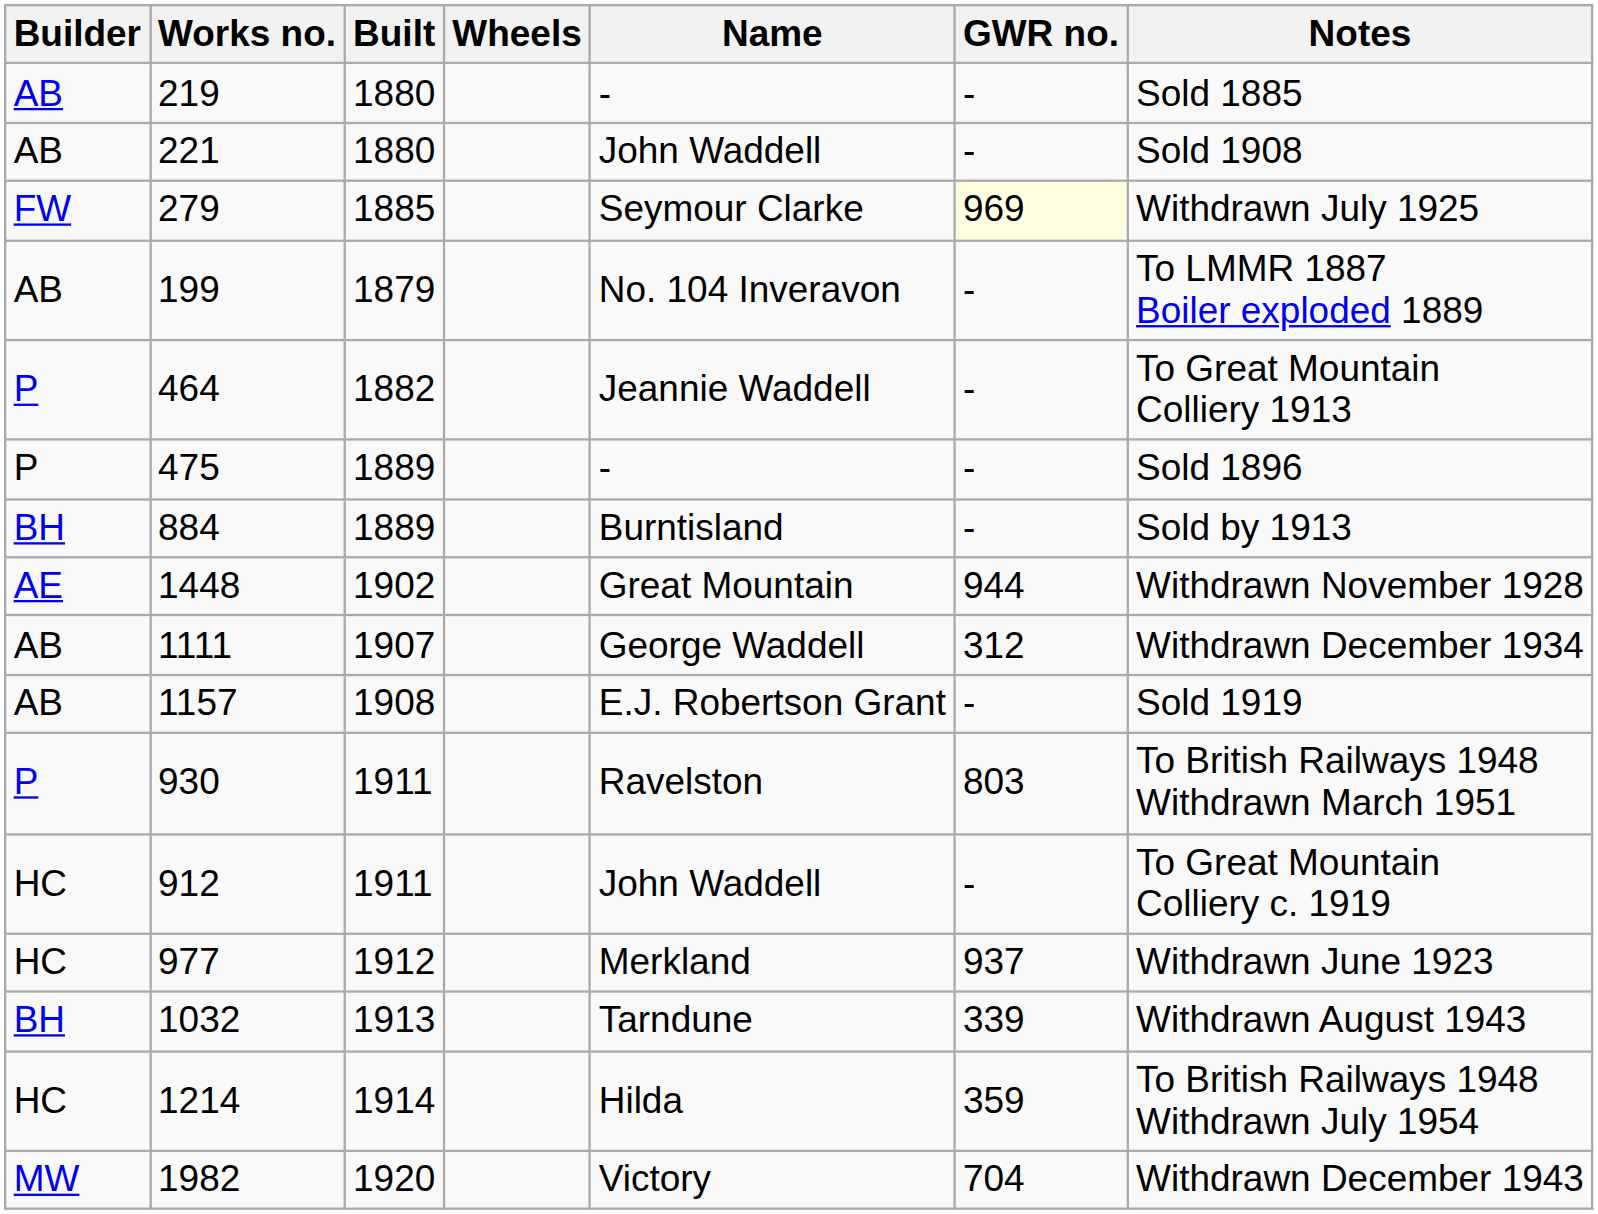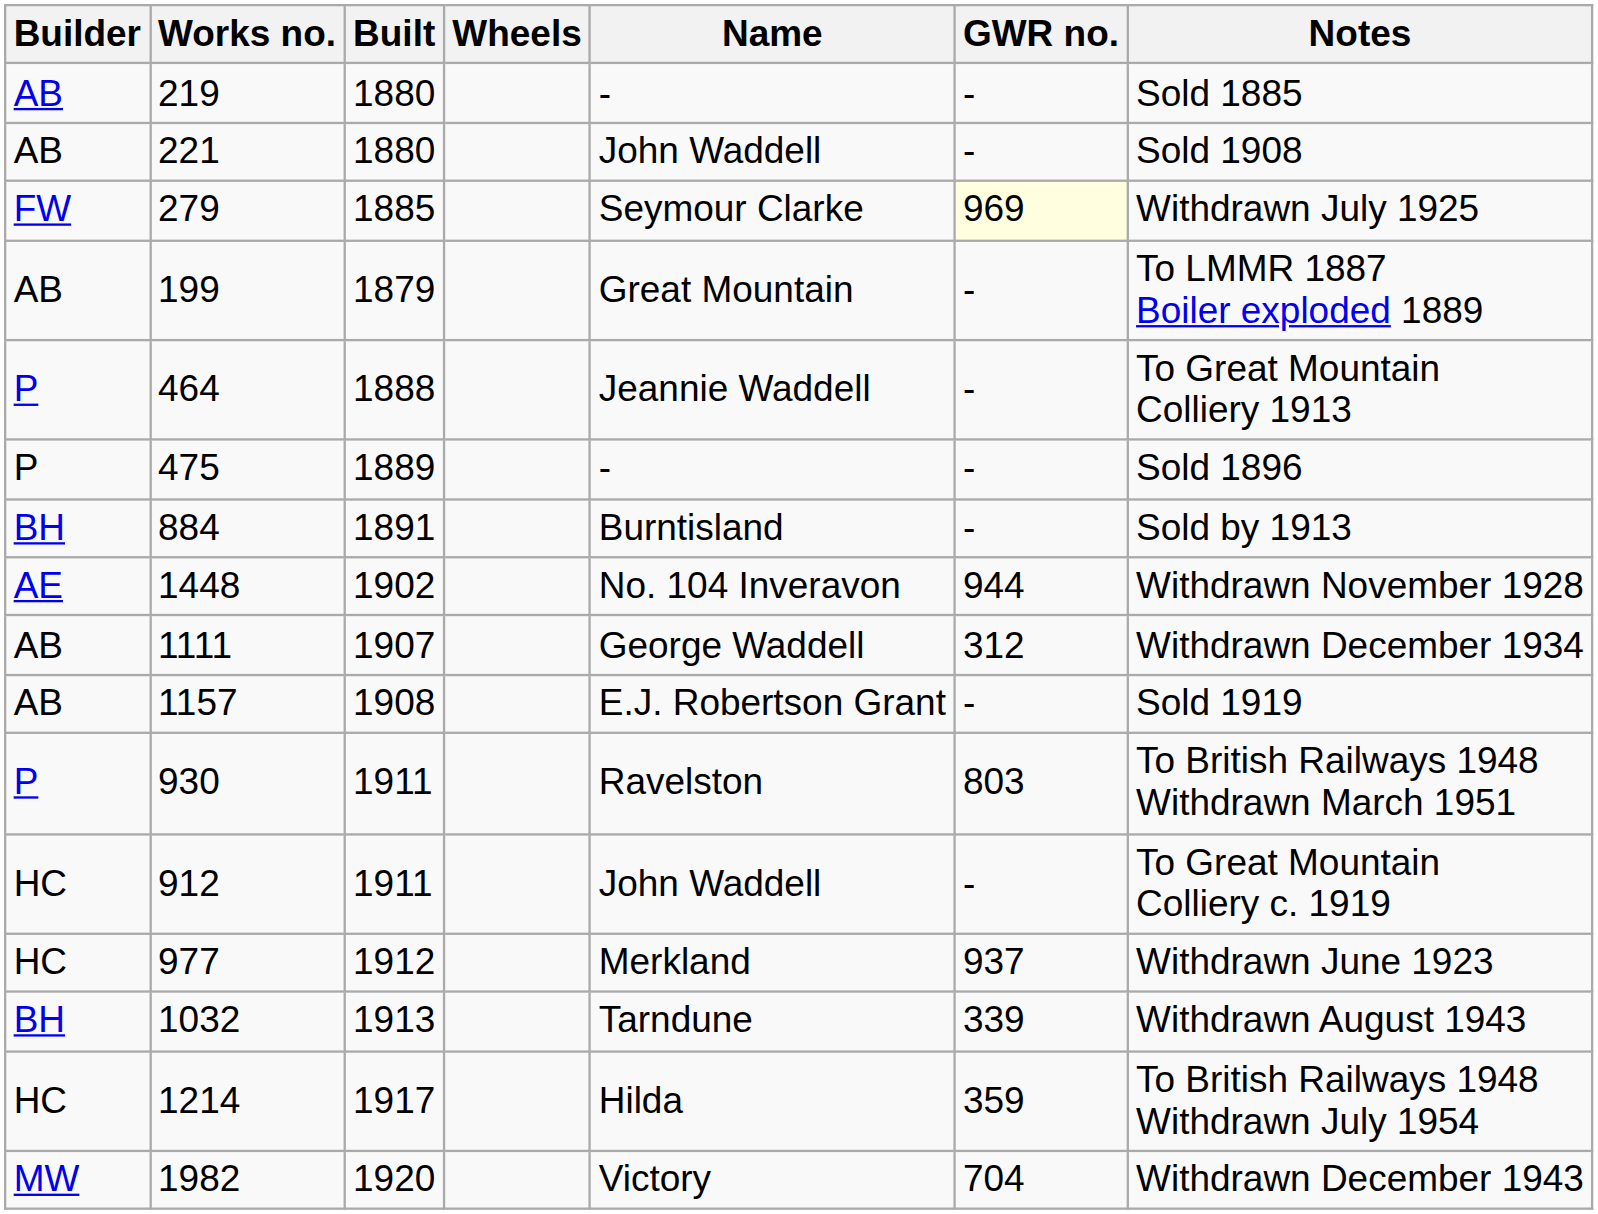(750, 289) No. 104 Inveravon -> (726, 289) Great Mountain
(394, 389) 1882 -> (394, 389) 1888
(394, 527) 1889 -> (394, 527) 1891
(726, 585) Great Mountain -> (750, 585) No. 104 Inveravon
(394, 1100) 1914 -> (394, 1100) 1917
